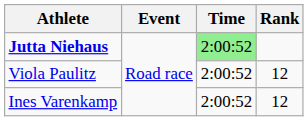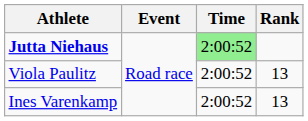(280, 74) 12 -> (280, 74) 13
(280, 102) 12 -> (280, 102) 13
